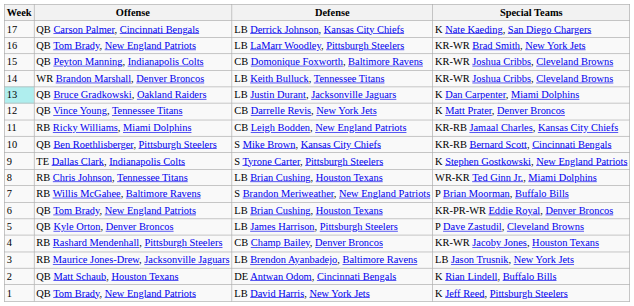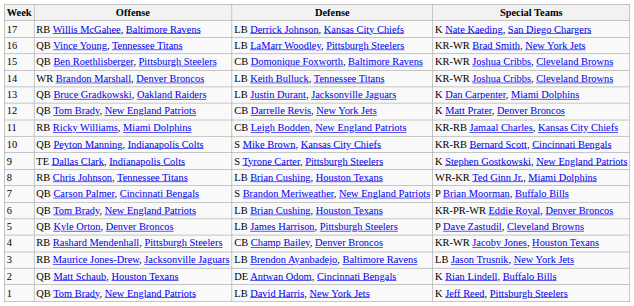(118, 29) QB Carson Palmer, Cincinnati Bengals -> (119, 29) RB Willis McGahee, Baltimore Ravens
(116, 45) QB Tom Brady, New England Patriots -> (109, 45) QB Vince Young, Tennessee Titans
(120, 62) QB Peyton Manning, Indianapolis Colts -> (127, 62) QB Ben Roethlisberger, Pittsburgh Steelers
(12, 95) paleturquoise background -> (12, 95) no background
(109, 111) QB Vince Young, Tennessee Titans -> (116, 111) QB Tom Brady, New England Patriots
(127, 144) QB Ben Roethlisberger, Pittsburgh Steelers -> (120, 144) QB Peyton Manning, Indianapolis Colts
(119, 194) RB Willis McGahee, Baltimore Ravens -> (118, 194) QB Carson Palmer, Cincinnati Bengals
